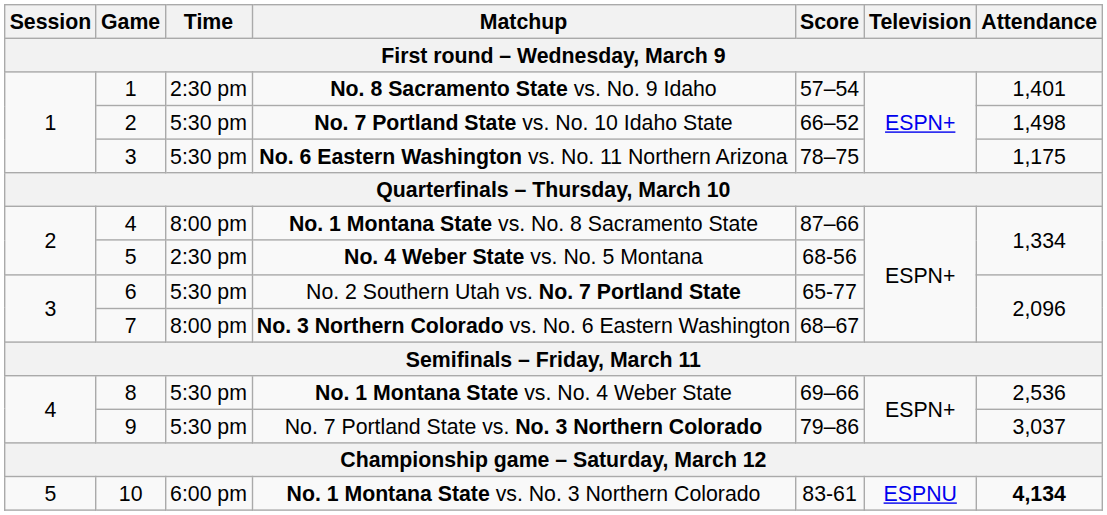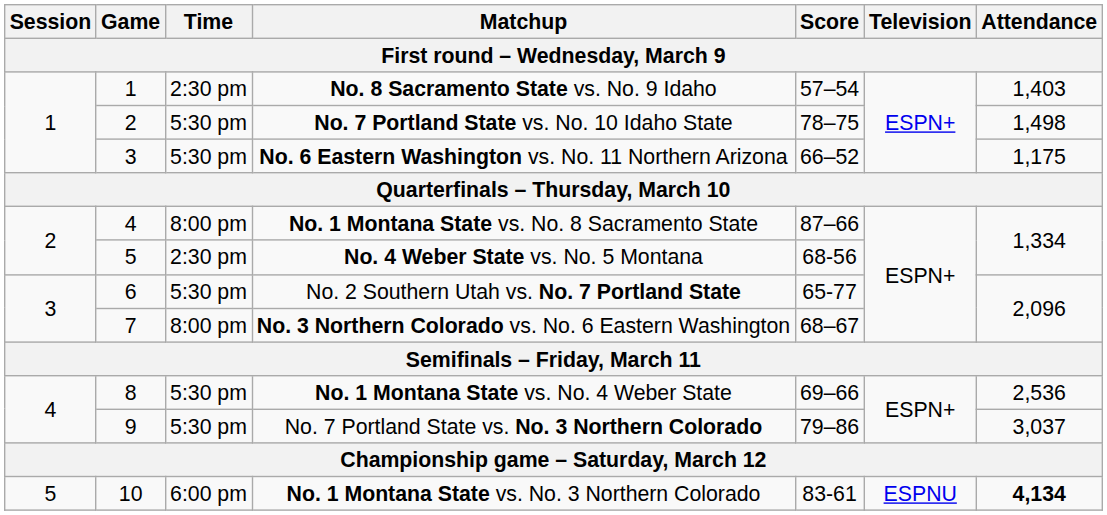(1039, 89) 1,401 -> (1039, 89) 1,403
(830, 123) 66–52 -> (830, 123) 78–75
(830, 156) 78–75 -> (830, 156) 66–52
